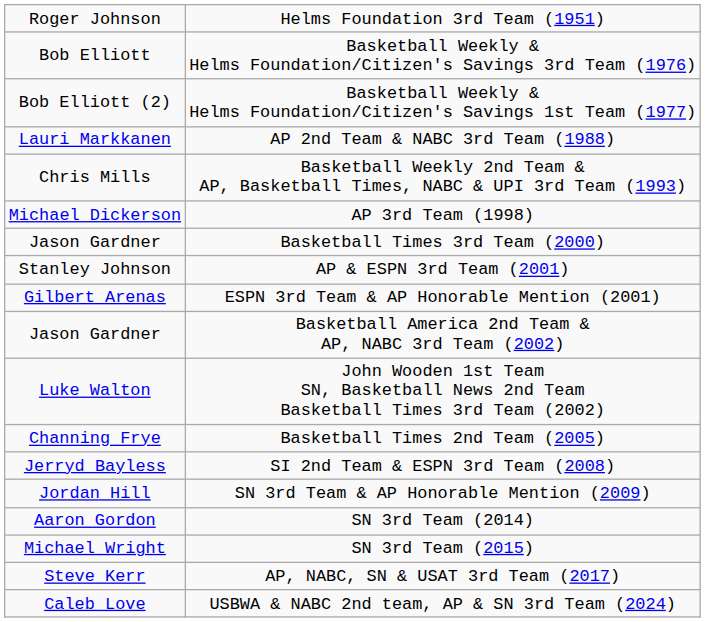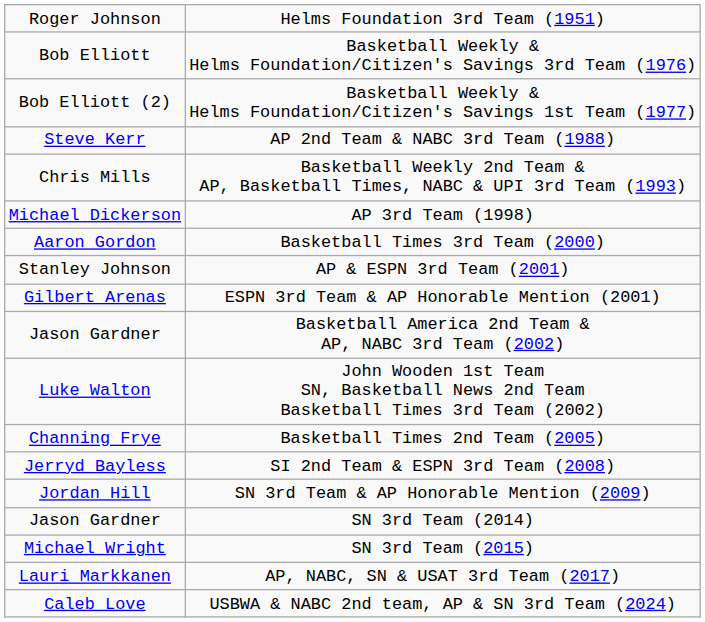(95, 140) Lauri Markkanen -> (95, 140) Steve Kerr
(95, 242) Jason Gardner -> (95, 242) Aaron Gordon
(95, 521) Aaron Gordon -> (95, 521) Jason Gardner
(95, 576) Steve Kerr -> (95, 576) Lauri Markkanen
